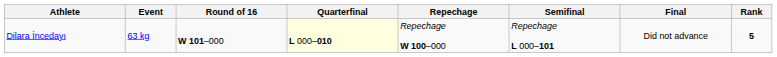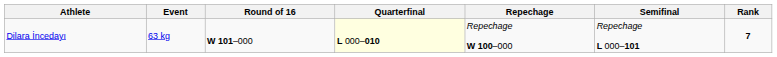- column: (676, 12)
(751, 36) 5 -> (748, 36) 7
